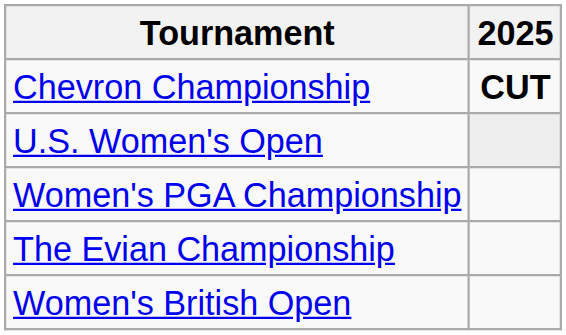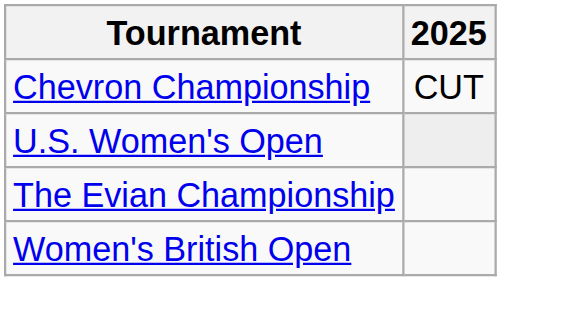(515, 87) bold -> (449, 87) normal
- row: (237, 195)
